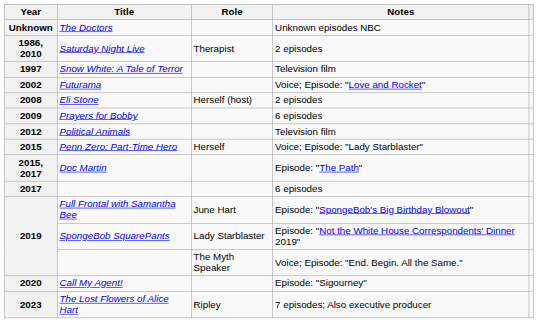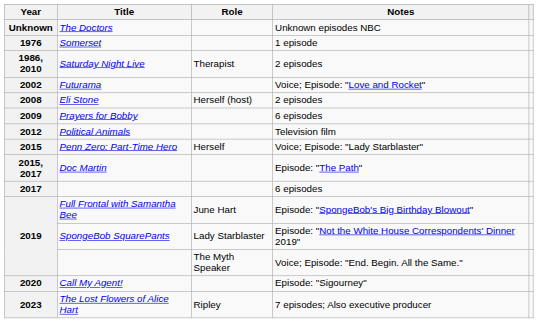+ row: (31, 43)
- row: (31, 69)
